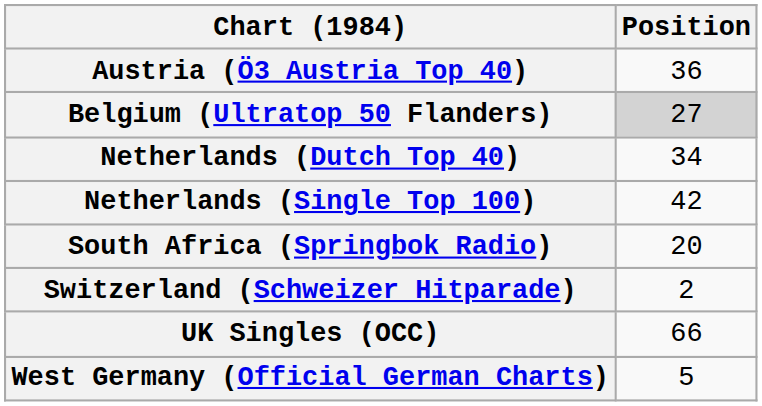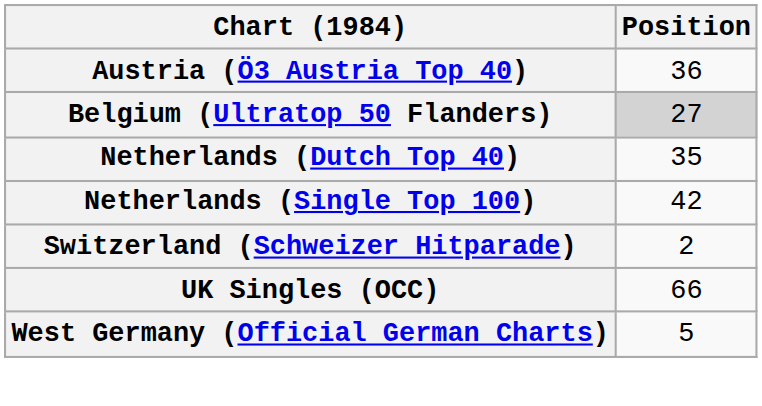(686, 159) 34 -> (686, 159) 35
- row: (310, 246)
